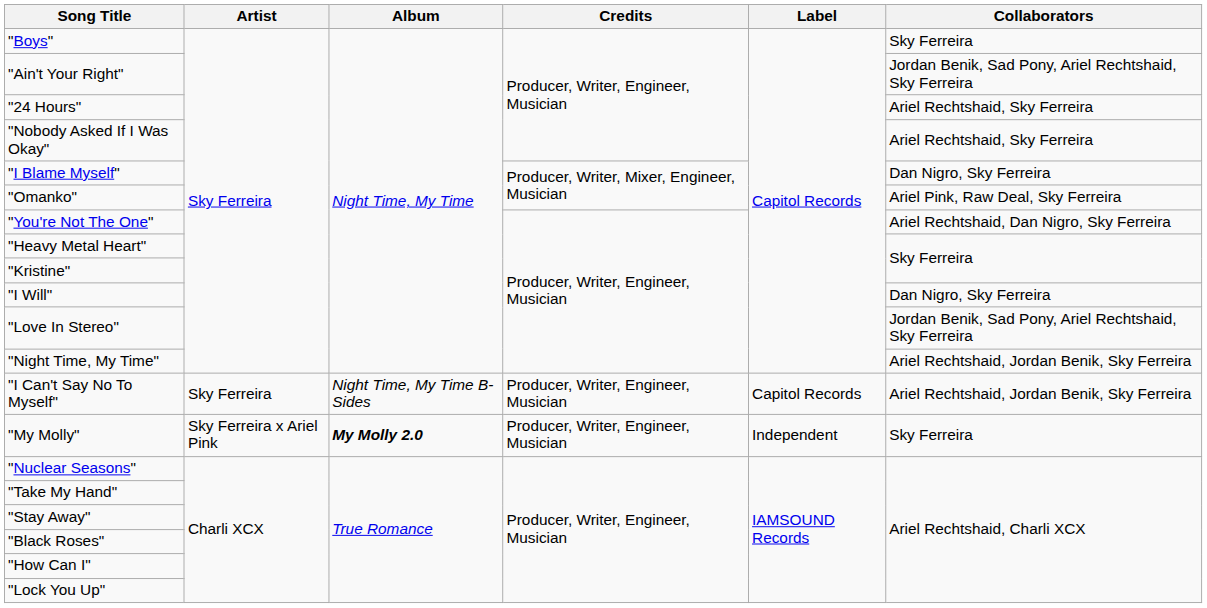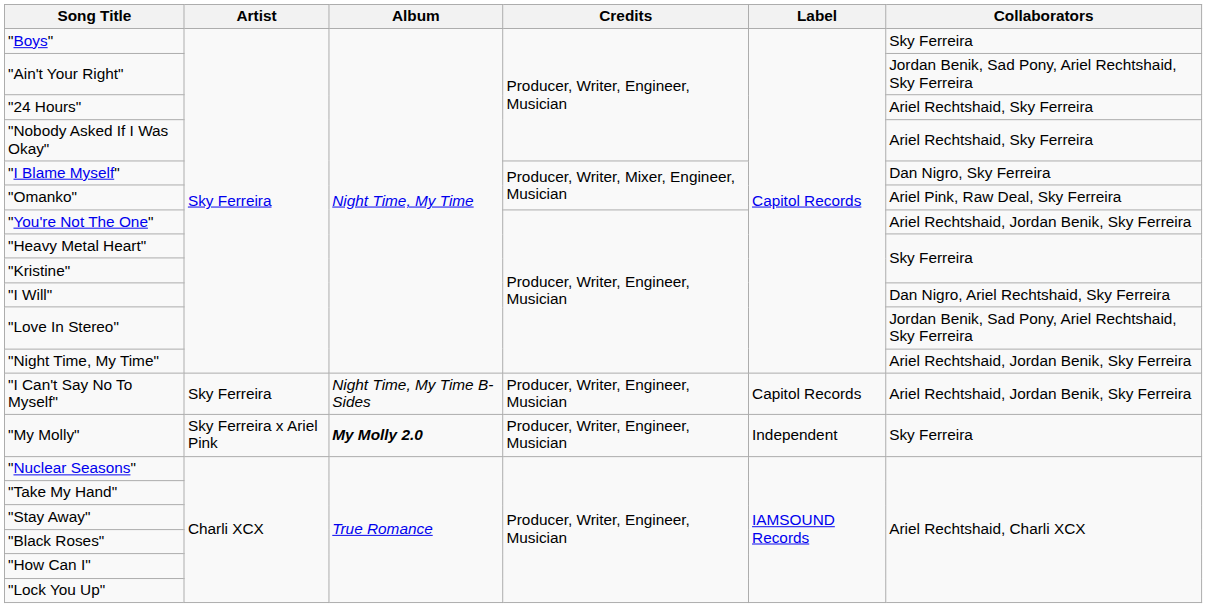(1030, 221) Ariel Rechtshaid, Dan Nigro, Sky Ferreira -> (1040, 221) Ariel Rechtshaid, Jordan Benik, Sky Ferreira
(970, 294) Dan Nigro, Sky Ferreira -> (1030, 294) Dan Nigro, Ariel Rechtshaid, Sky Ferreira
